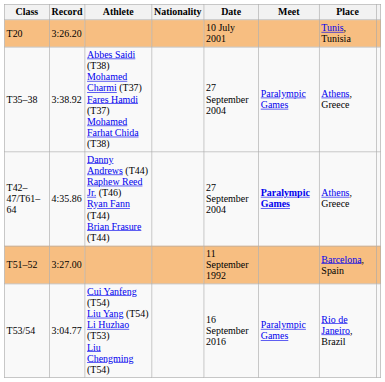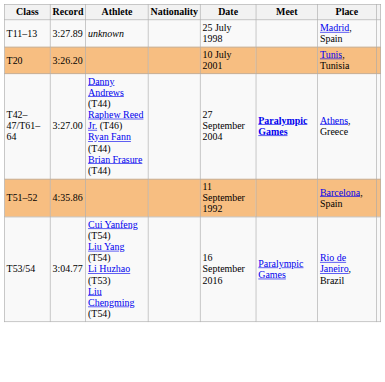+ row: (22, 33)
- row: (22, 99)
(67, 199) 4:35.86 -> (68, 126) 3:27.00
(67, 265) 3:27.00 -> (68, 198) 4:35.86
